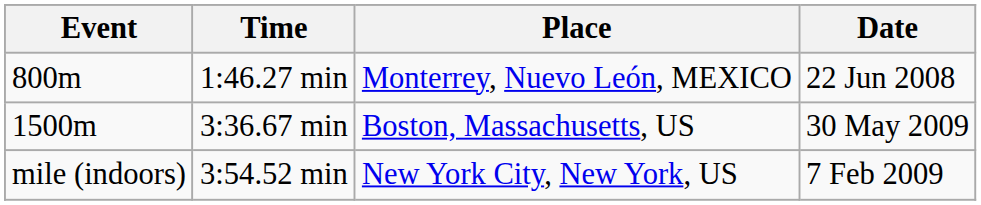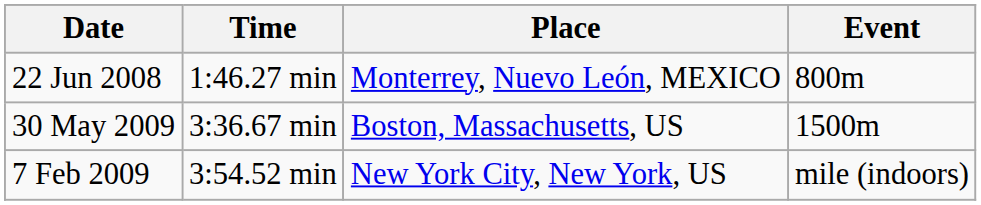columns swapped: (99, 28) <-> (887, 28)
